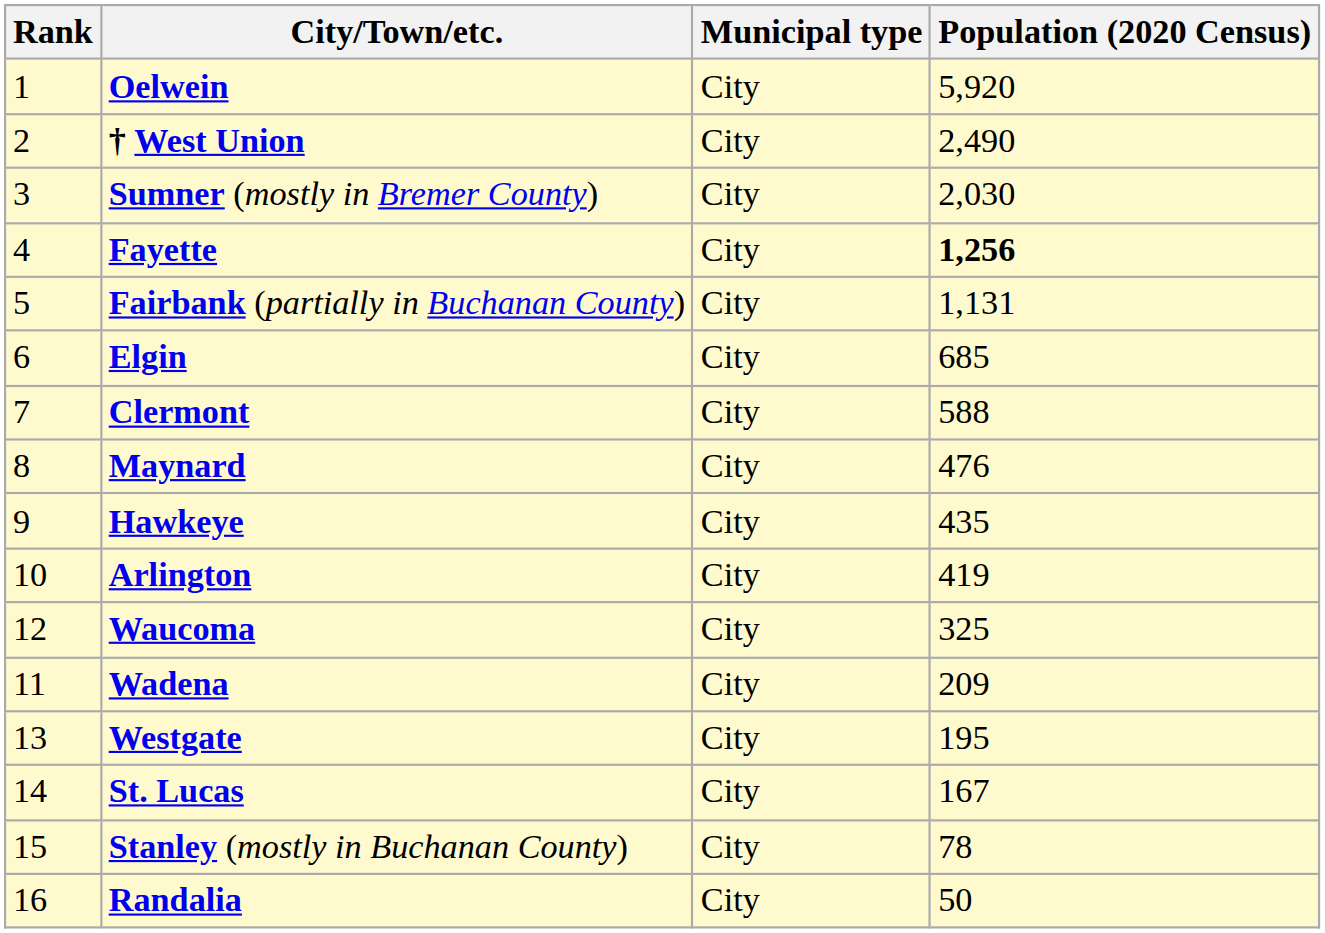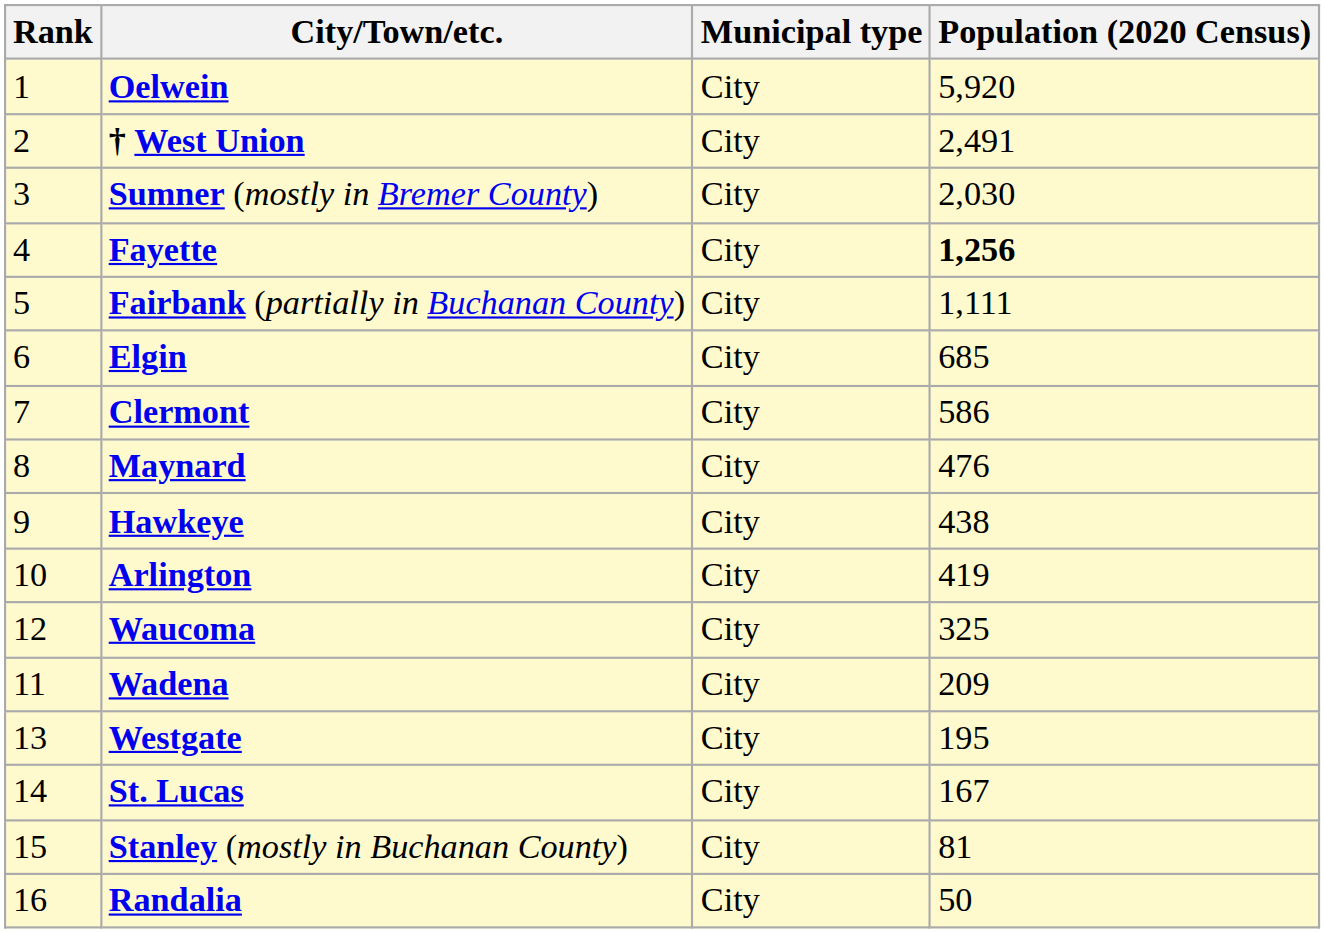(977, 140) 2,490 -> (977, 140) 2,491
(977, 303) 1,131 -> (975, 303) 1,111
(964, 411) 588 -> (964, 411) 586
(964, 520) 435 -> (964, 520) 438
(955, 846) 78 -> (955, 846) 81
